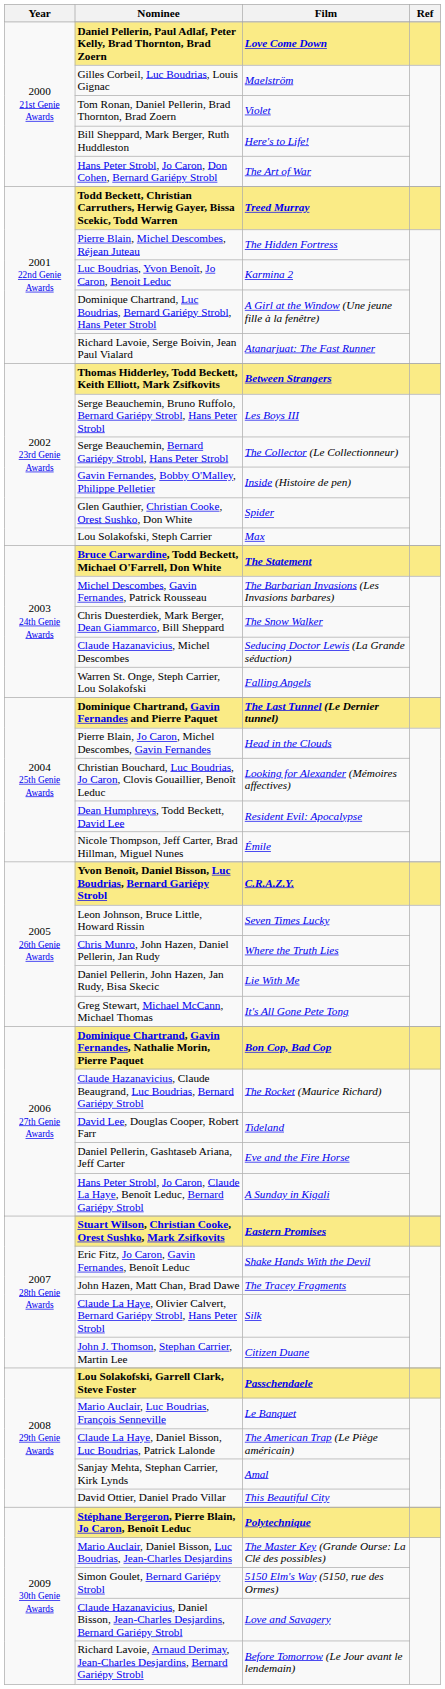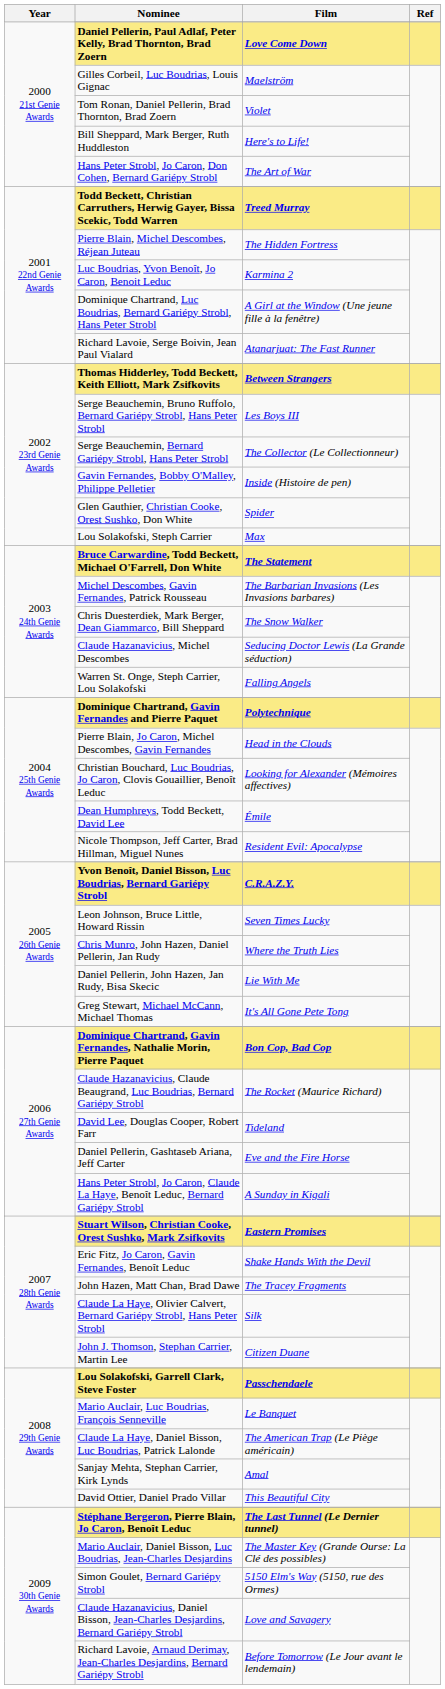(312, 712) The Last Tunnel (Le Dernier tunnel) -> (278, 712) Polytechnique
(303, 816) Resident Evil: Apocalypse -> (258, 816) Émile
(258, 846) Émile -> (303, 846) Resident Evil: Apocalypse
(278, 1522) Polytechnique -> (312, 1522) The Last Tunnel (Le Dernier tunnel)
